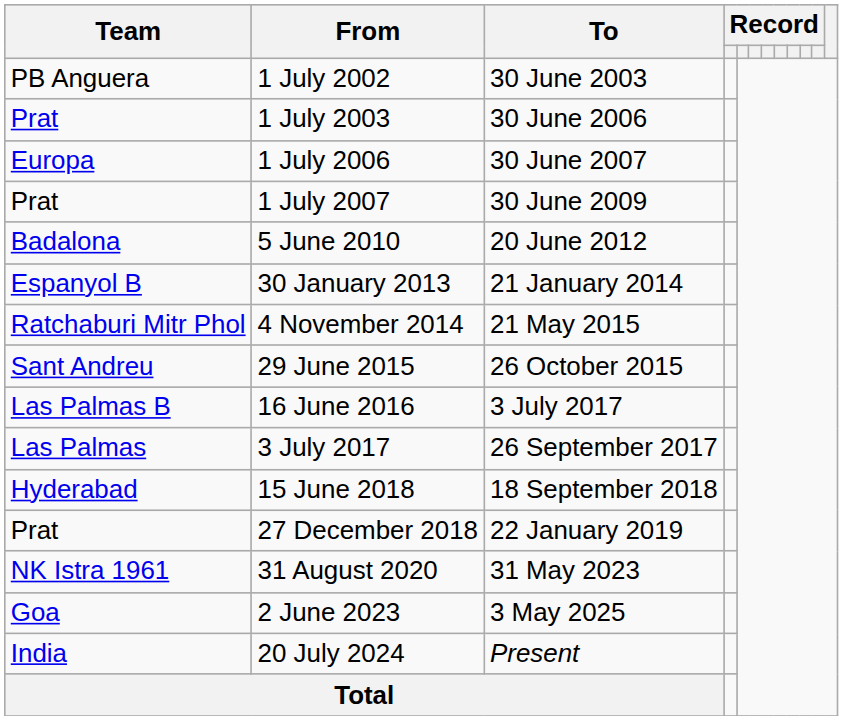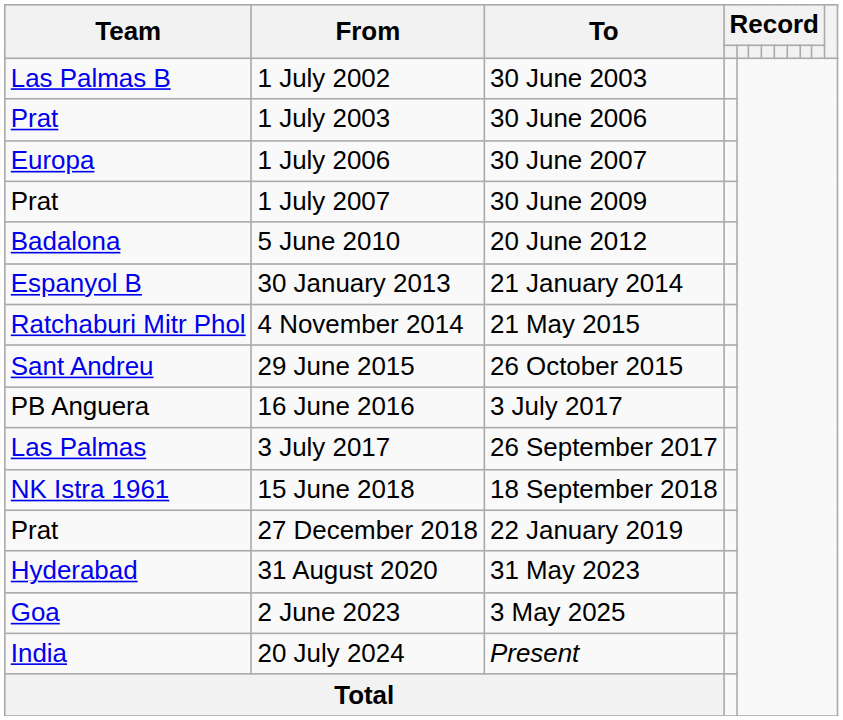(80, 78) PB Anguera -> (91, 78) Las Palmas B
(91, 406) Las Palmas B -> (80, 406) PB Anguera
(74, 489) Hyderabad -> (90, 489) NK Istra 1961
(90, 571) NK Istra 1961 -> (74, 571) Hyderabad
